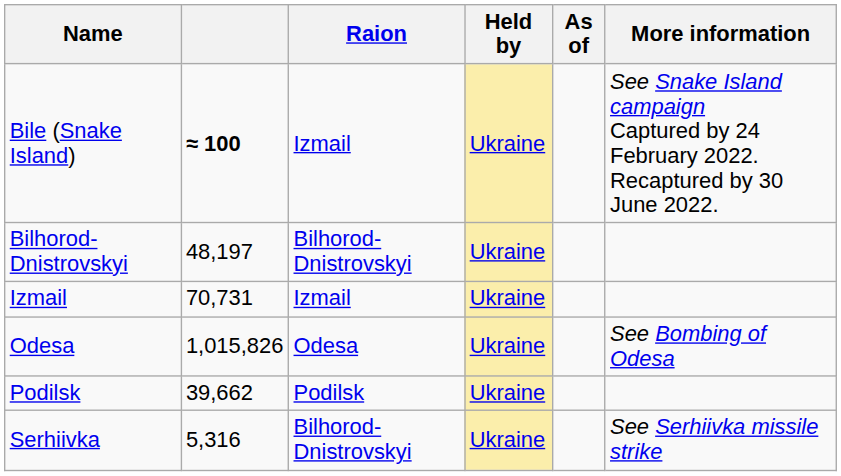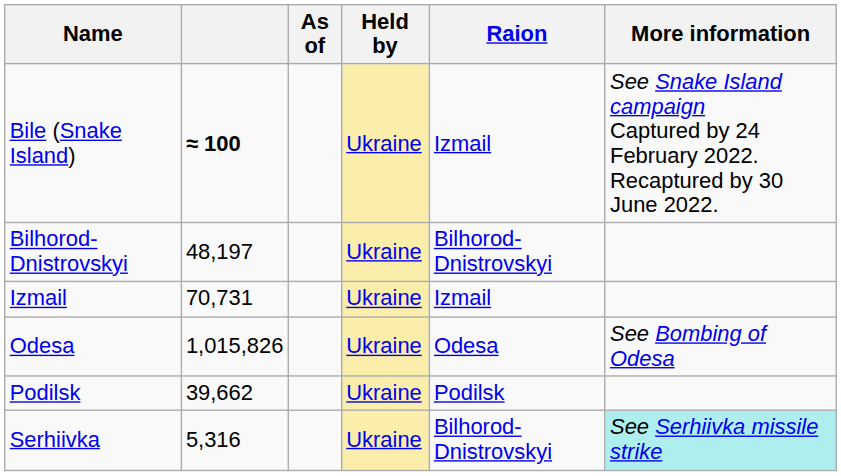columns swapped: (377, 34) <-> (579, 34)
(714, 440) no background -> (714, 440) paleturquoise background
